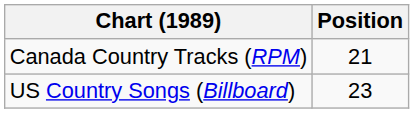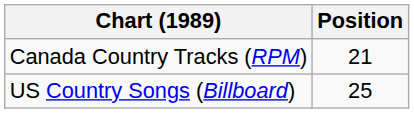(360, 90) 23 -> (360, 90) 25
